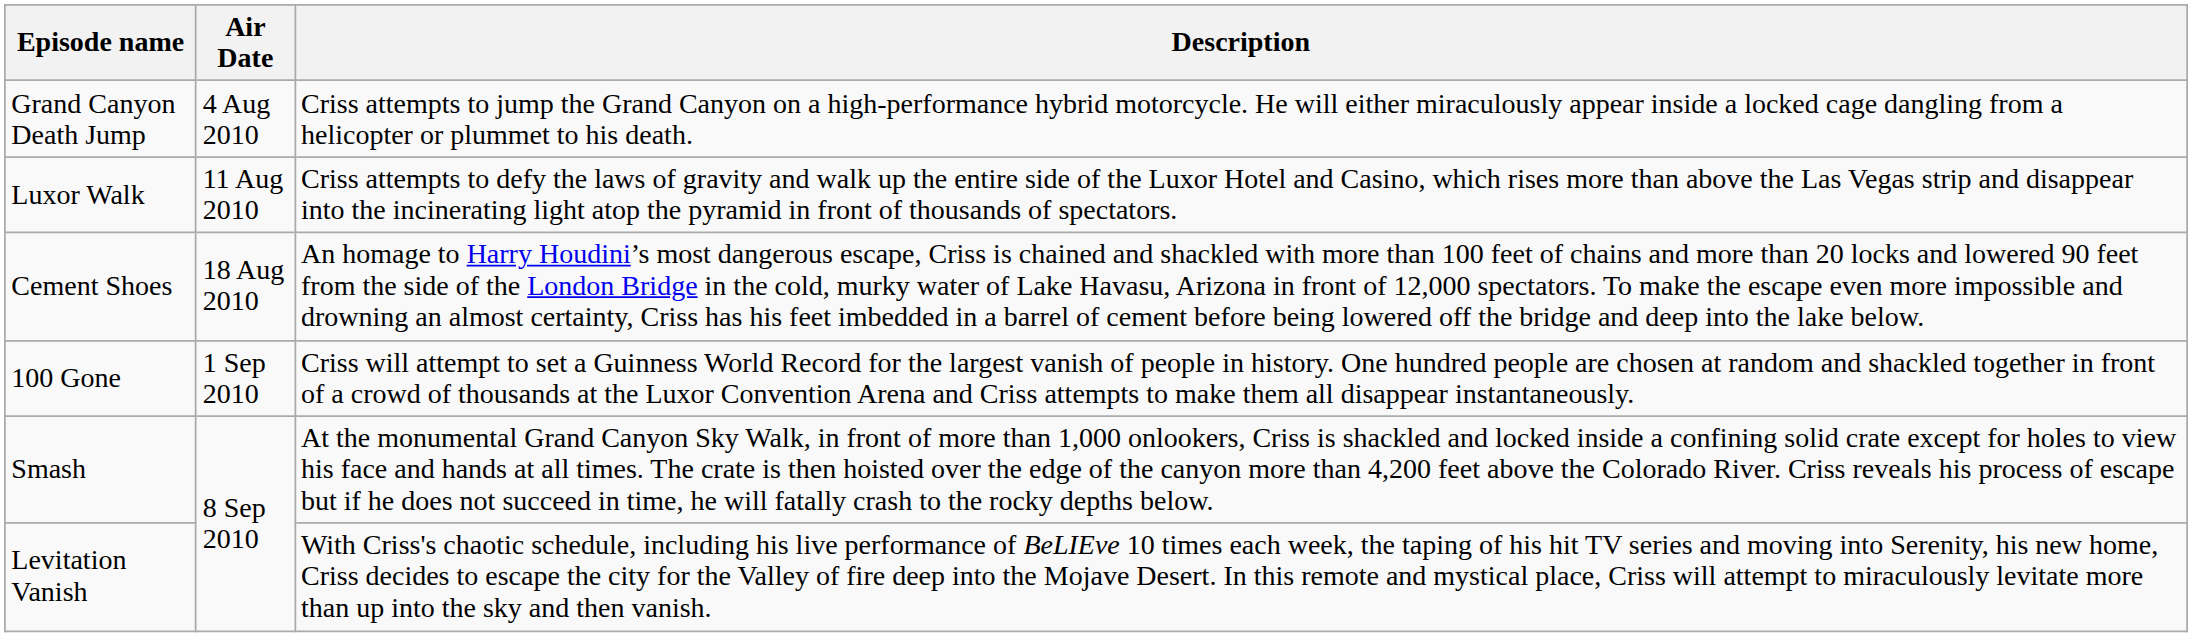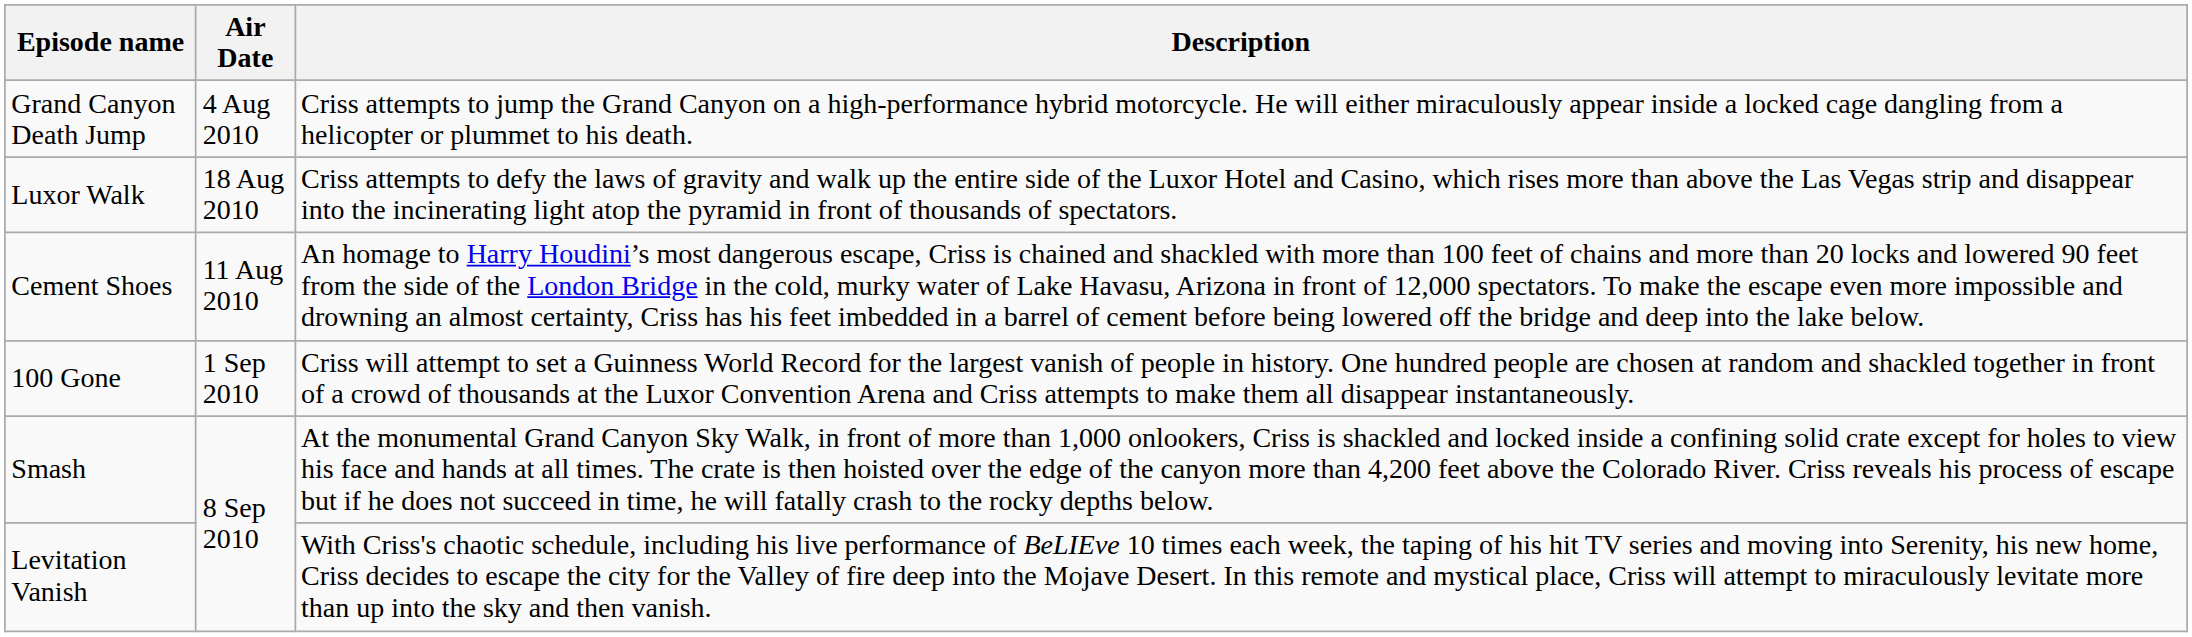(243, 194) 11 Aug 2010 -> (243, 194) 18 Aug 2010
(243, 285) 18 Aug 2010 -> (243, 285) 11 Aug 2010
